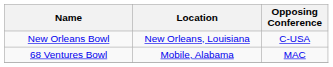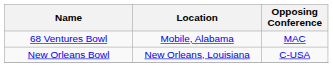rows swapped: (69, 39) <-> (69, 54)
